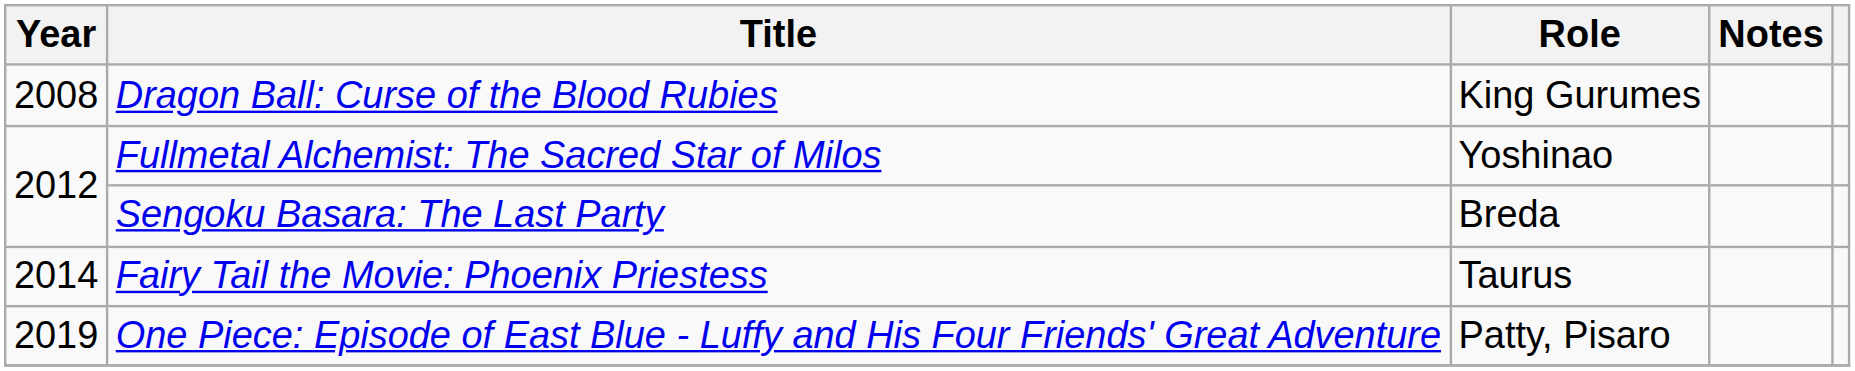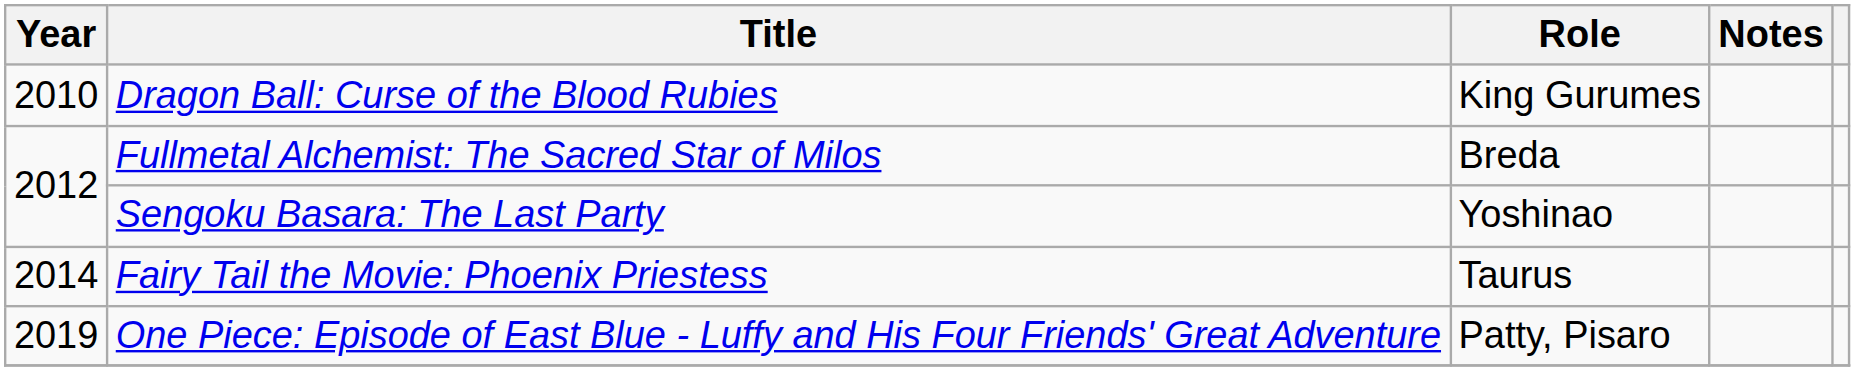(56, 94) 2008 -> (56, 94) 2010
(1536, 154) Yoshinao -> (1509, 154) Breda
(1509, 214) Breda -> (1536, 214) Yoshinao
